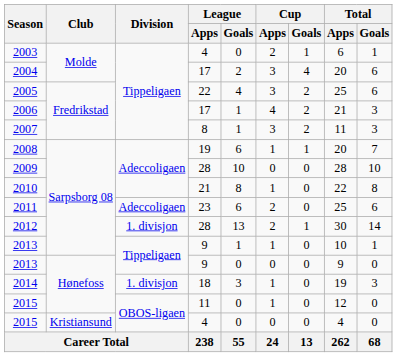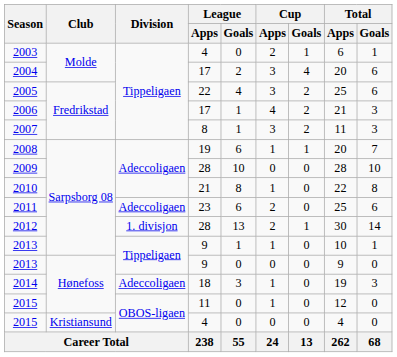(152, 284) 1. divisjon -> (152, 284) Adeccoligaen
